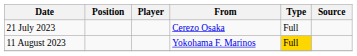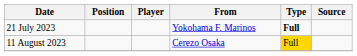(199, 27) Cerezo Osaka -> (214, 27) Yokohama F. Marinos
(291, 27) normal -> (291, 27) bold
(214, 43) Yokohama F. Marinos -> (199, 43) Cerezo Osaka
